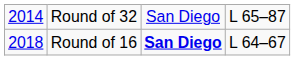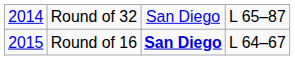(26, 42) 2018 -> (26, 42) 2015
